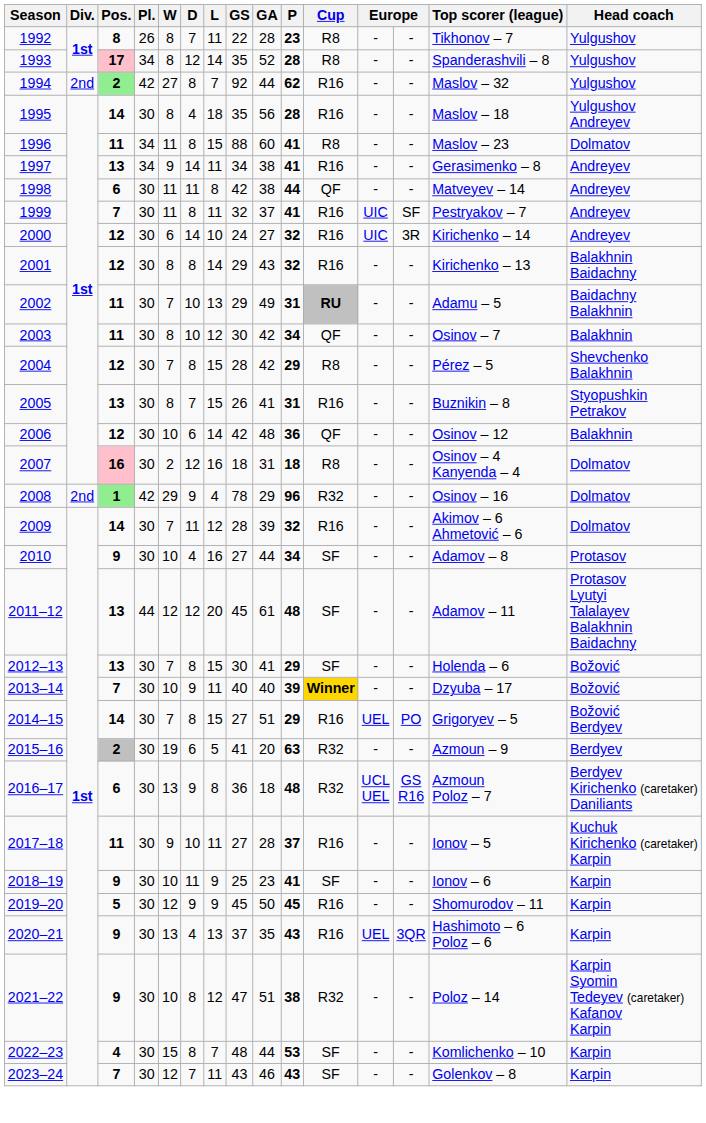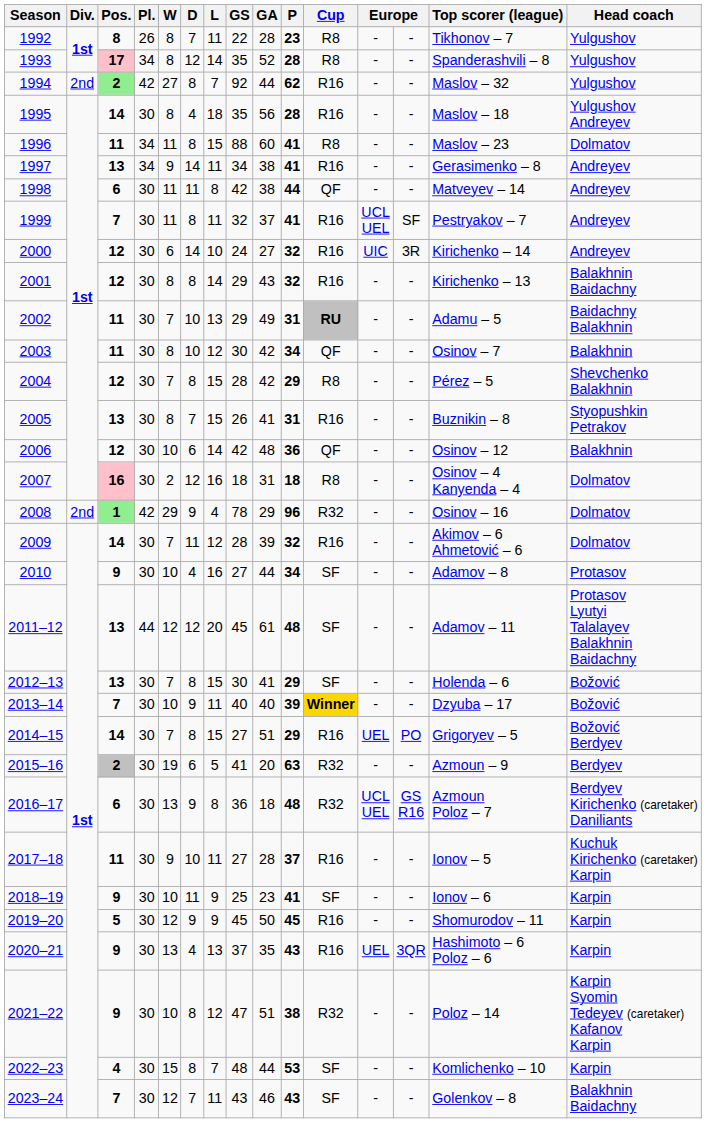(376, 212) UIC -> (376, 220) UCL UEL
(590, 1074) Karpin -> (603, 1098) Balakhnin Baidachny
